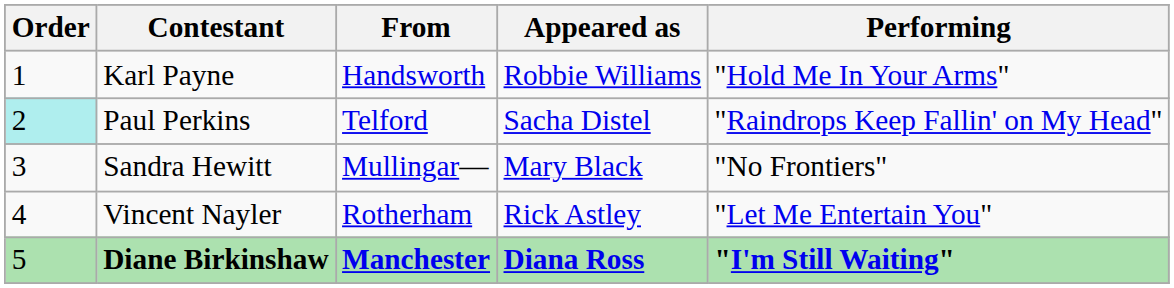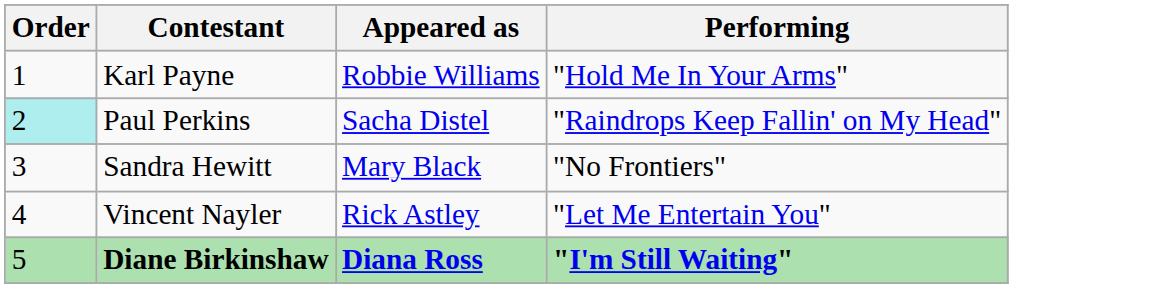- column: (416, 27)
